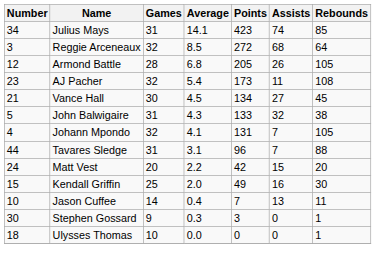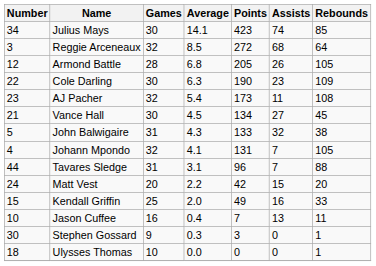(152, 30) 31 -> (152, 30) 30
+ row: (82, 81)
(321, 184) 30 -> (321, 201) 33
(152, 201) 14 -> (152, 218) 16
